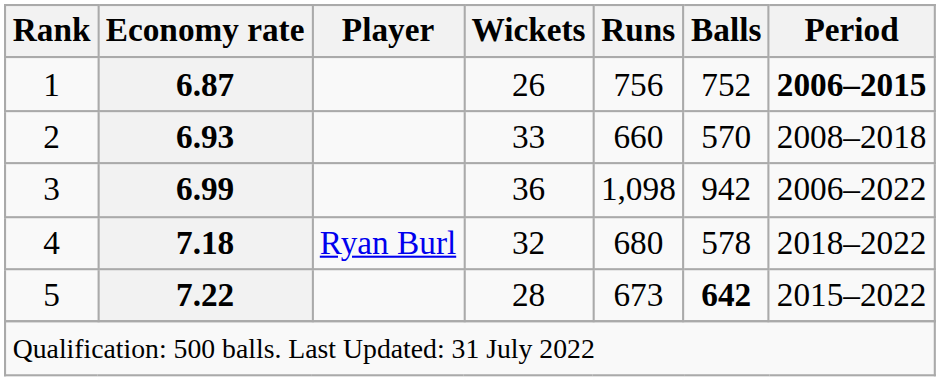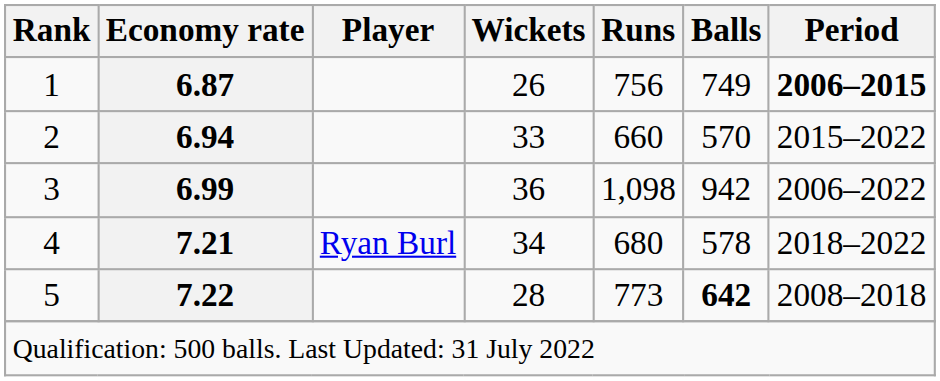(726, 83) 752 -> (726, 83) 749
(205, 136) 6.93 -> (205, 136) 6.94
(852, 136) 2008–2018 -> (852, 136) 2015–2022
(205, 242) 7.18 -> (205, 242) 7.21
(529, 242) 32 -> (529, 242) 34
(638, 294) 673 -> (638, 294) 773
(852, 294) 2015–2022 -> (852, 294) 2008–2018
